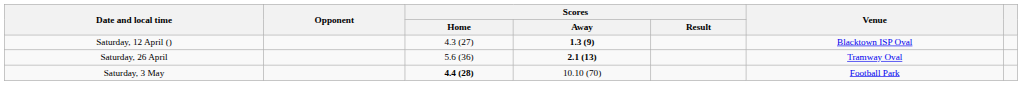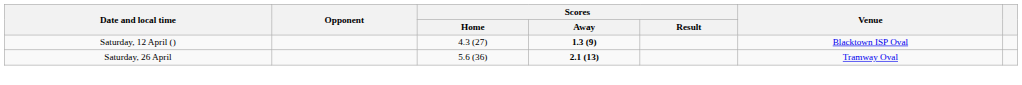- row: (134, 73)
